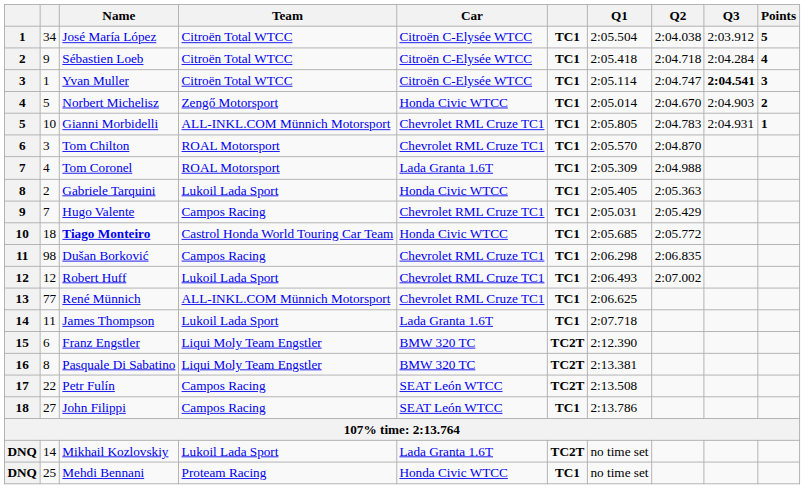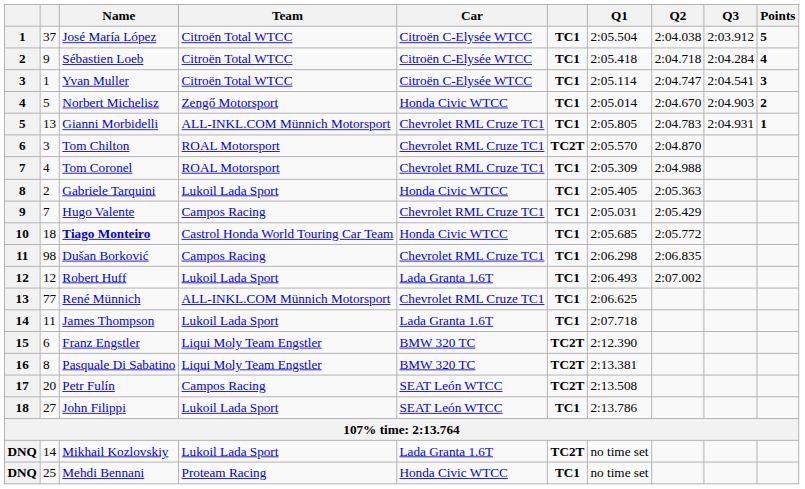(50, 37) 34 -> (50, 37) 37
(731, 81) bold -> (731, 81) normal
(50, 124) 10 -> (50, 124) 13
(567, 146) TC1 -> (567, 146) TC2T
(446, 168) Lada Granta 1.6T -> (472, 168) Chevrolet RML Cruze TC1
(472, 277) Chevrolet RML Cruze TC1 -> (446, 277) Lada Granta 1.6T
(50, 386) 22 -> (50, 386) 20
(224, 408) Campos Racing -> (230, 408) Lukoil Lada Sport
